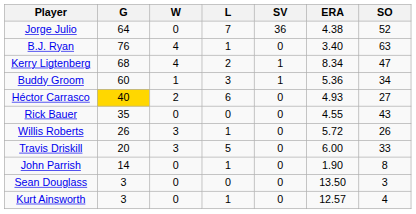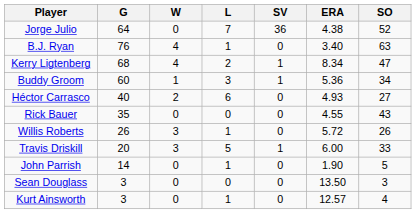(123, 98) gold background -> (123, 98) no background
(280, 149) 0 -> (280, 149) 1
(385, 166) 8 -> (385, 166) 5
